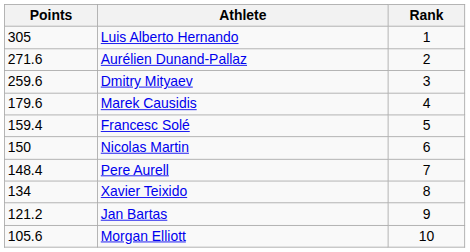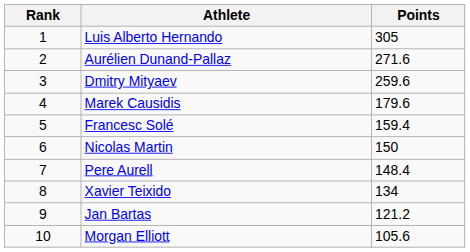columns swapped: (427, 15) <-> (51, 15)
